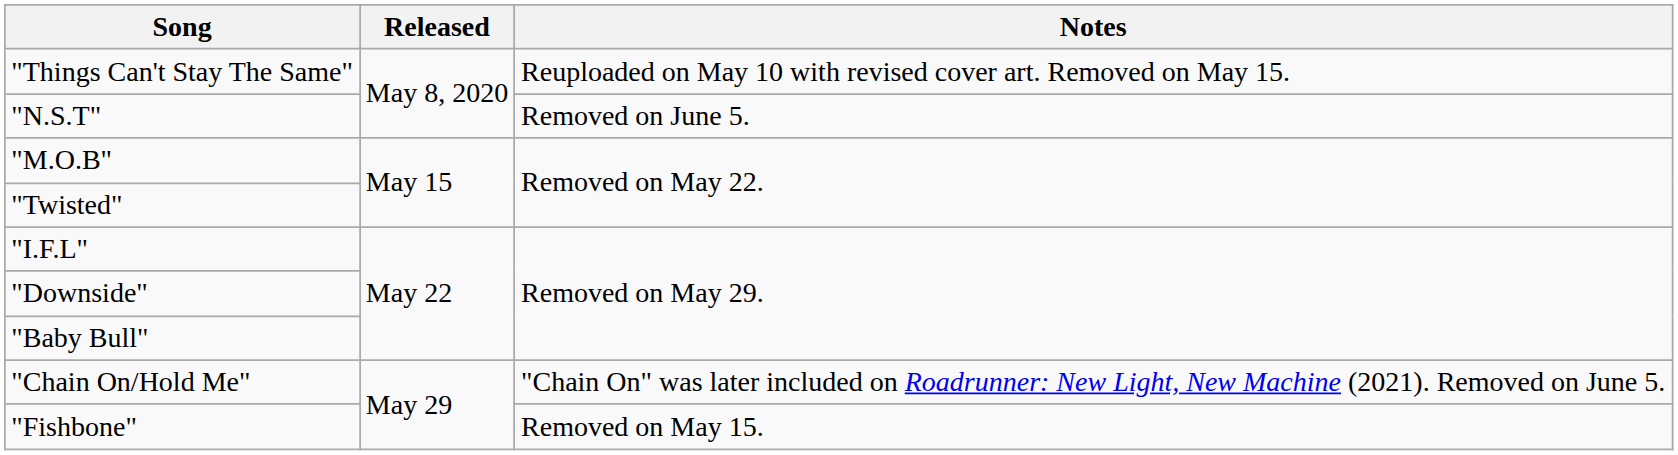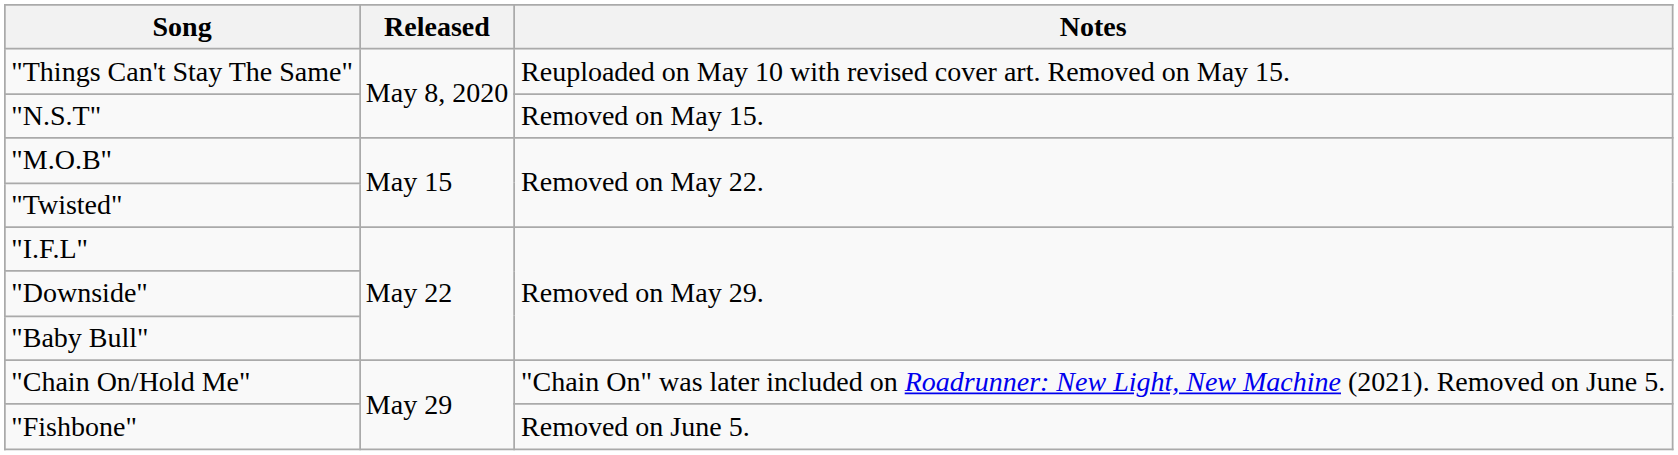(635, 115) Removed on June 5. -> (642, 115) Removed on May 15.
(642, 426) Removed on May 15. -> (635, 426) Removed on June 5.
